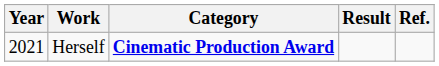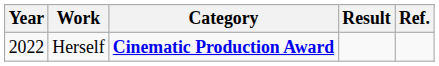(26, 46) 2021 -> (26, 46) 2022
